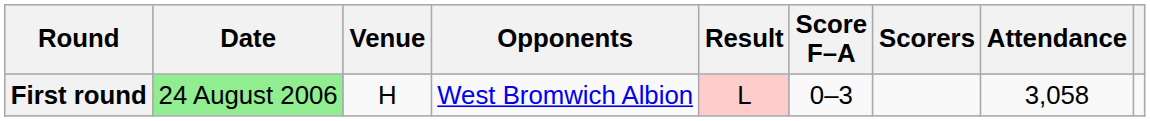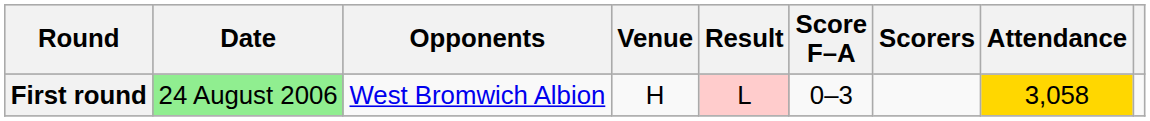columns swapped: (565, 39) <-> (387, 39)
(1057, 94) no background -> (1057, 94) gold background
